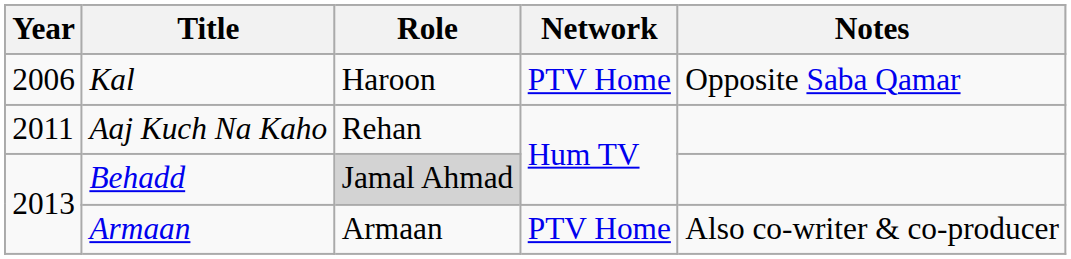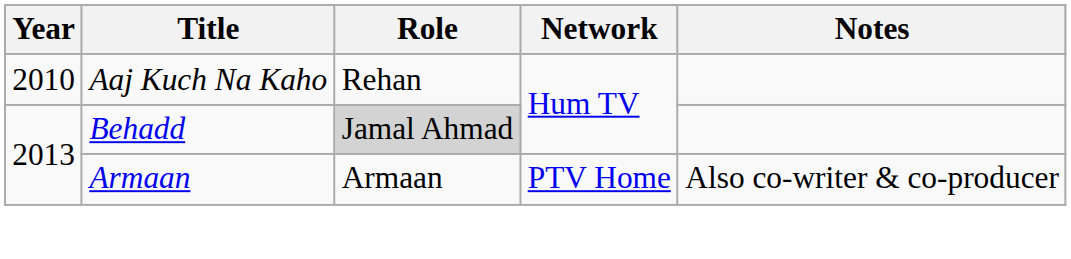- row: (112, 79)
(43, 128) 2011 -> (44, 79) 2010
